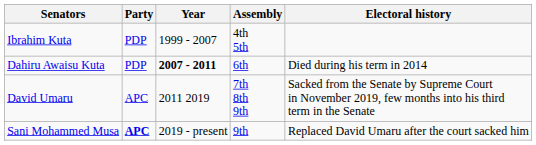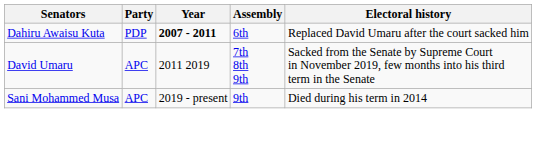- row: (39, 39)
(357, 65) Died during his term in 2014 -> (408, 33) Replaced David Umaru after the court sacked him
(137, 130) bold -> (136, 98) normal
(408, 130) Replaced David Umaru after the court sacked him -> (357, 98) Died during his term in 2014
